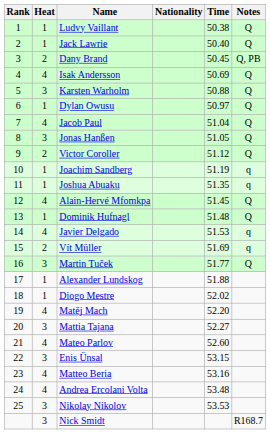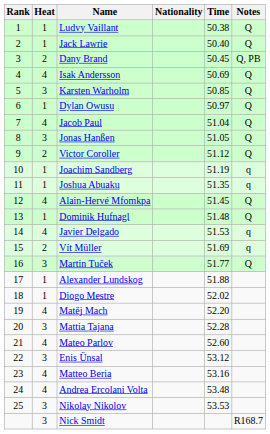(218, 91) 50.88 -> (218, 91) 50.85
(218, 327) 52.27 -> (218, 327) 52.28
(218, 358) 53.15 -> (218, 358) 53.12
